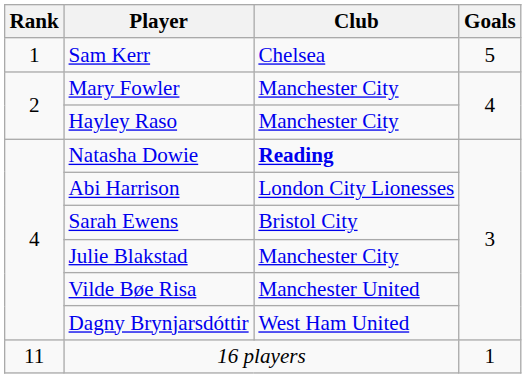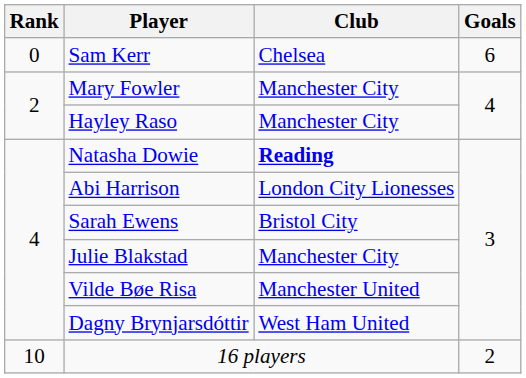(34, 54) 1 -> (34, 54) 0
(490, 54) 5 -> (490, 54) 6
(34, 356) 11 -> (34, 356) 10
(490, 356) 1 -> (490, 356) 2
